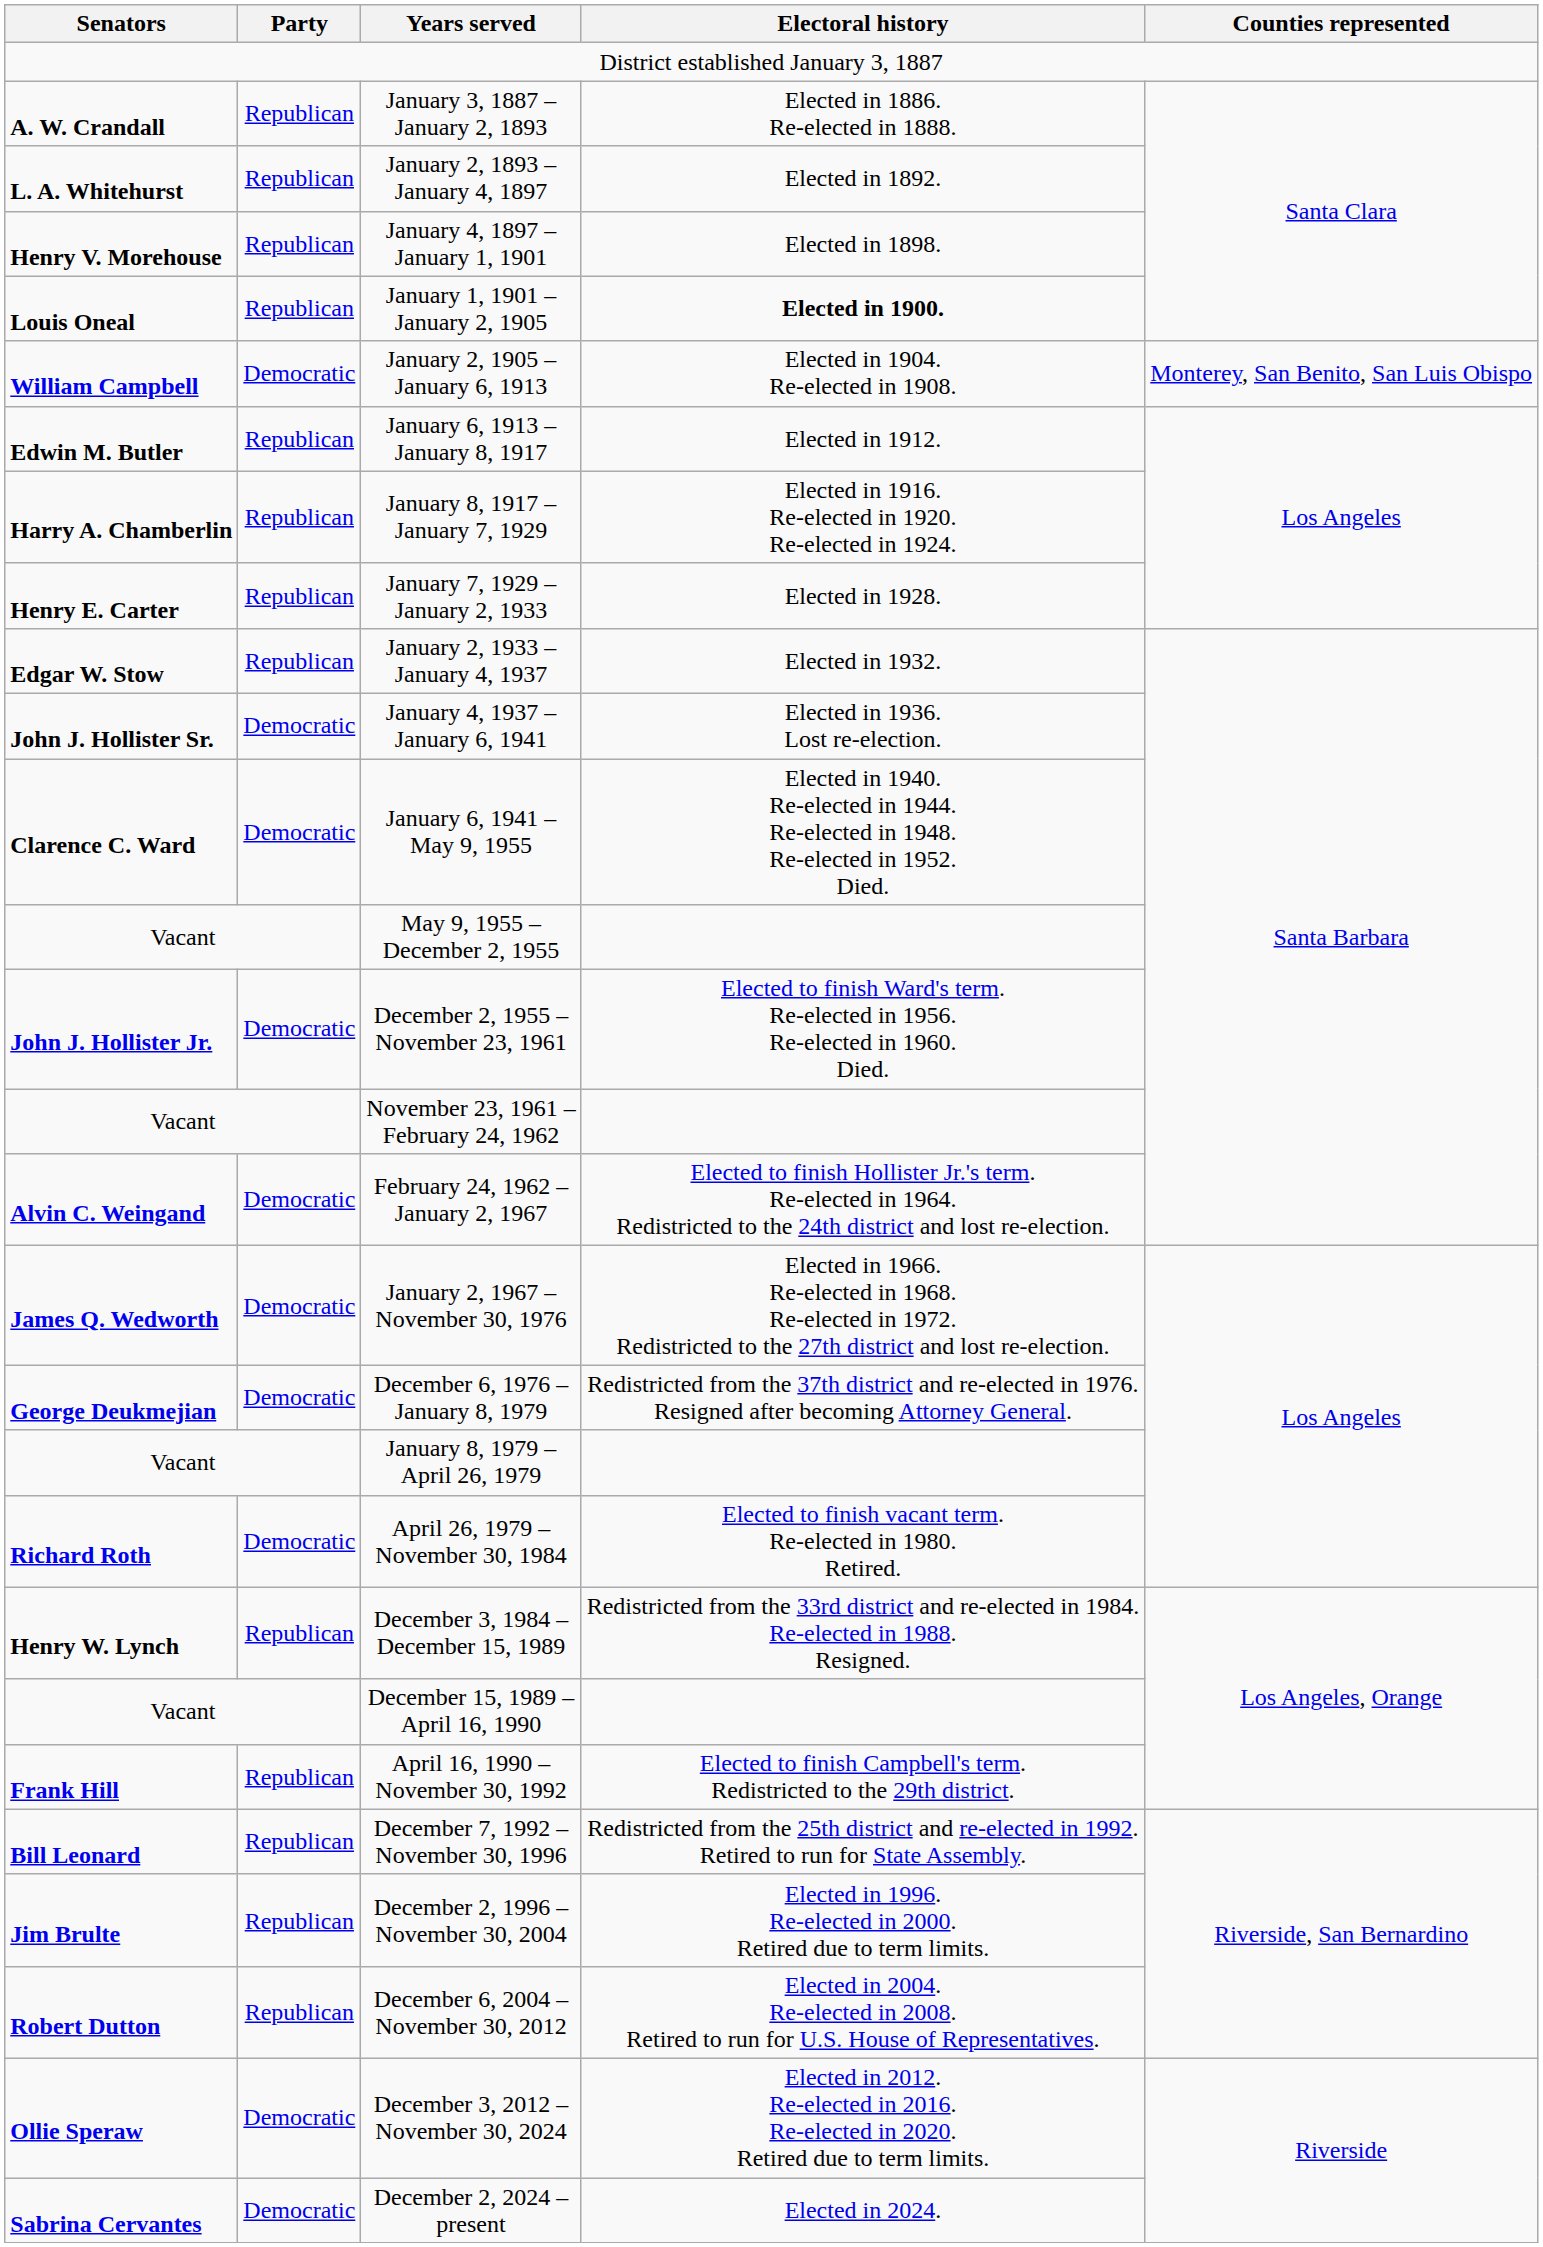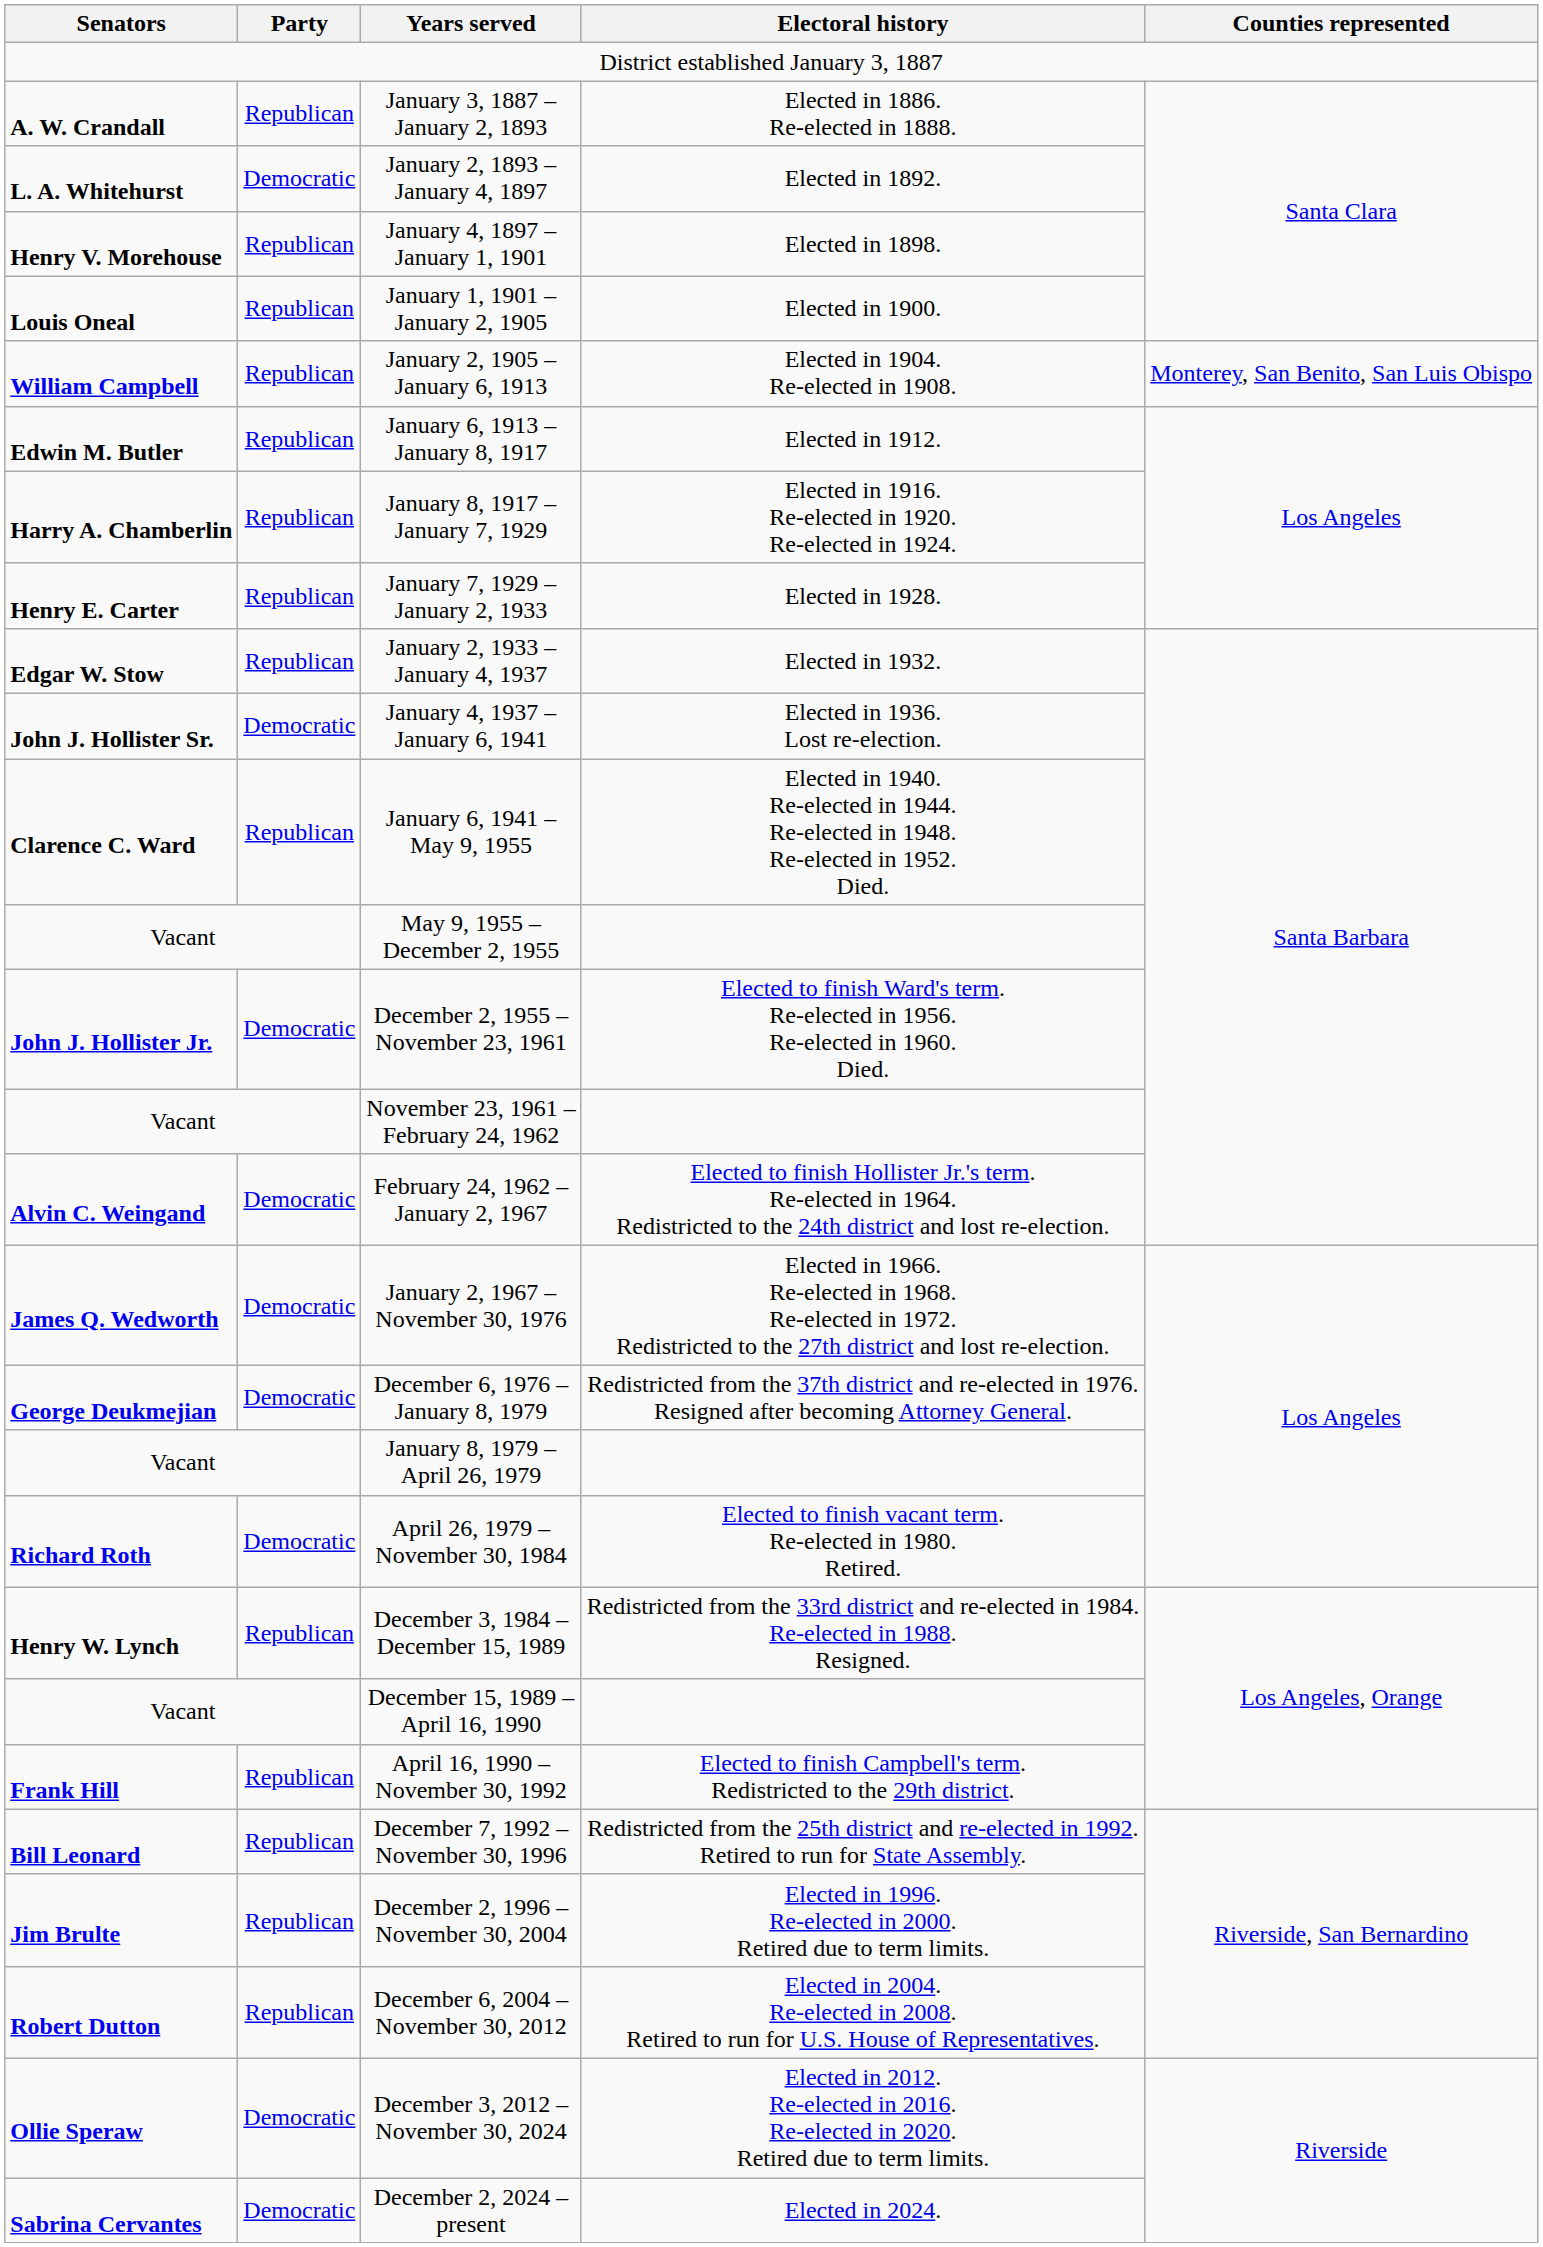(299, 178) Republican -> (299, 178) Democratic
(863, 308) bold -> (863, 308) normal
(299, 373) Democratic -> (299, 373) Republican
(299, 831) Democratic -> (299, 831) Republican
